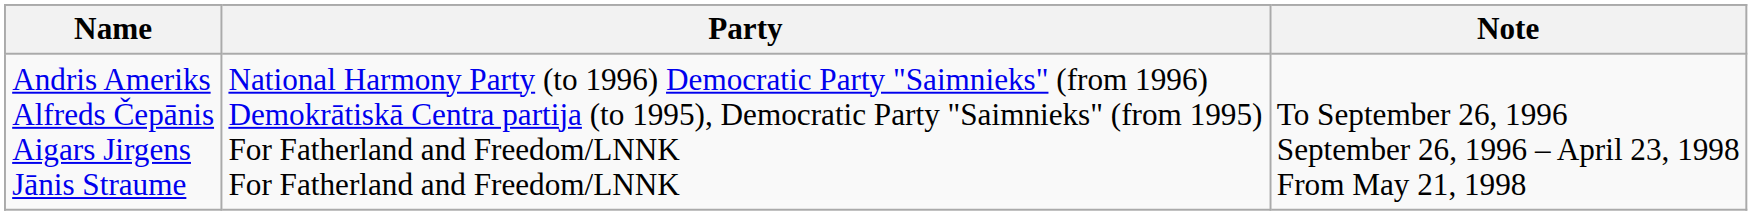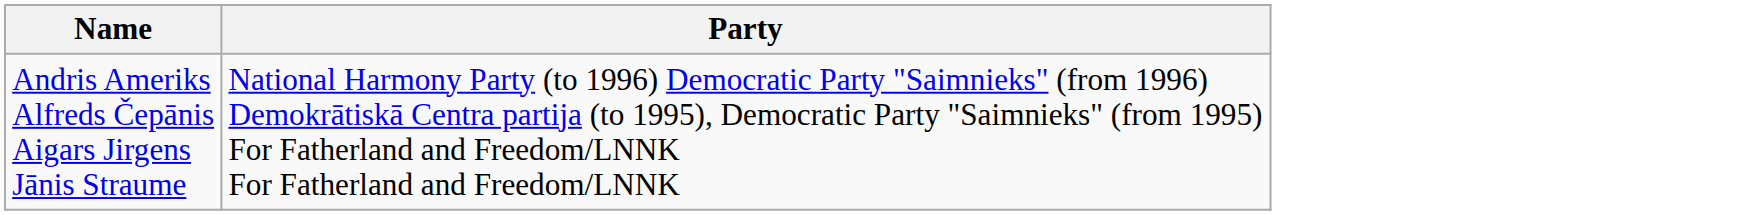- column: (1508, 29)
